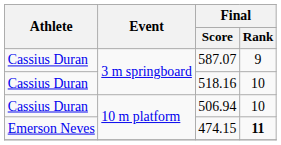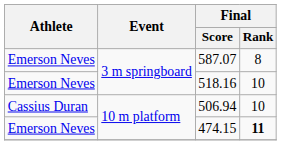(48, 60) Cassius Duran -> (51, 60) Emerson Neves
(258, 60) 9 -> (258, 60) 8
(48, 83) Cassius Duran -> (51, 83) Emerson Neves
